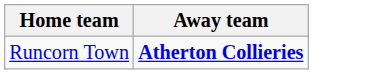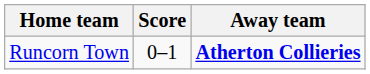+ column: (162, 20)
